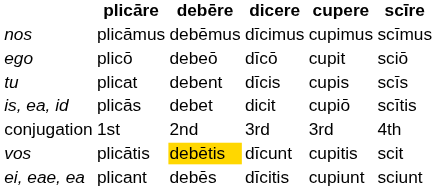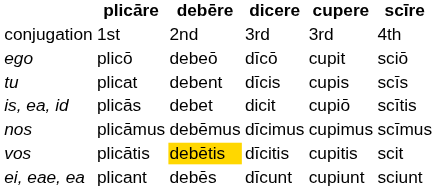rows swapped: (48, 129) <-> (18, 34)
(268, 153) dīcunt -> (267, 153) dīcitis
(267, 177) dīcitis -> (268, 177) dīcunt
